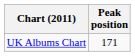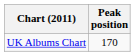(109, 42) 171 -> (109, 42) 170
